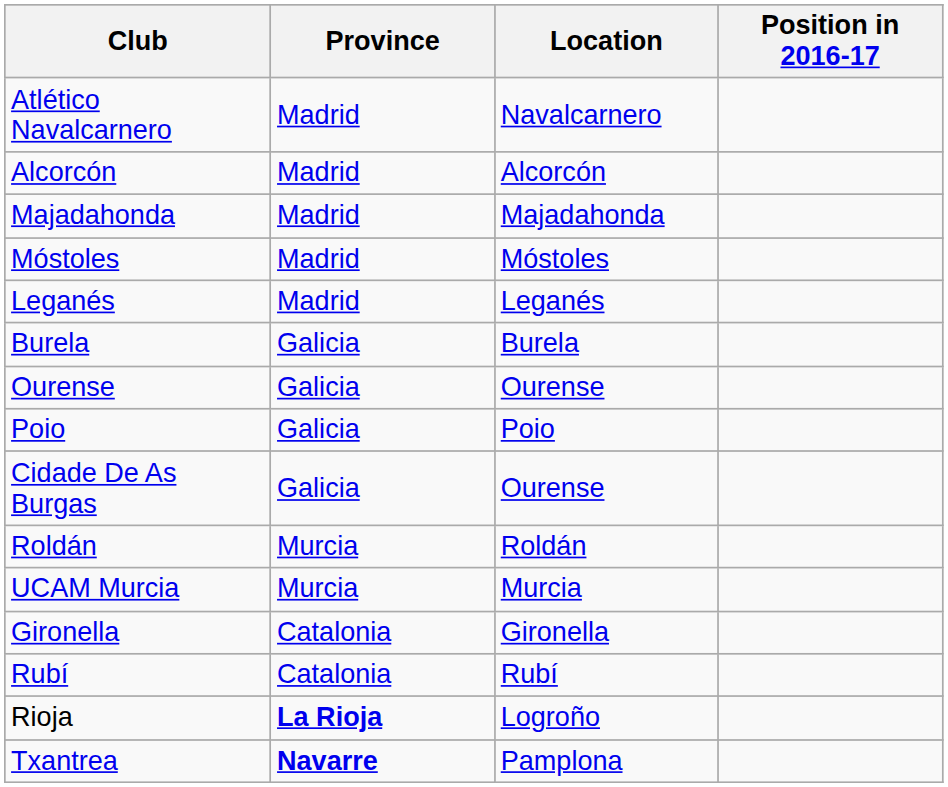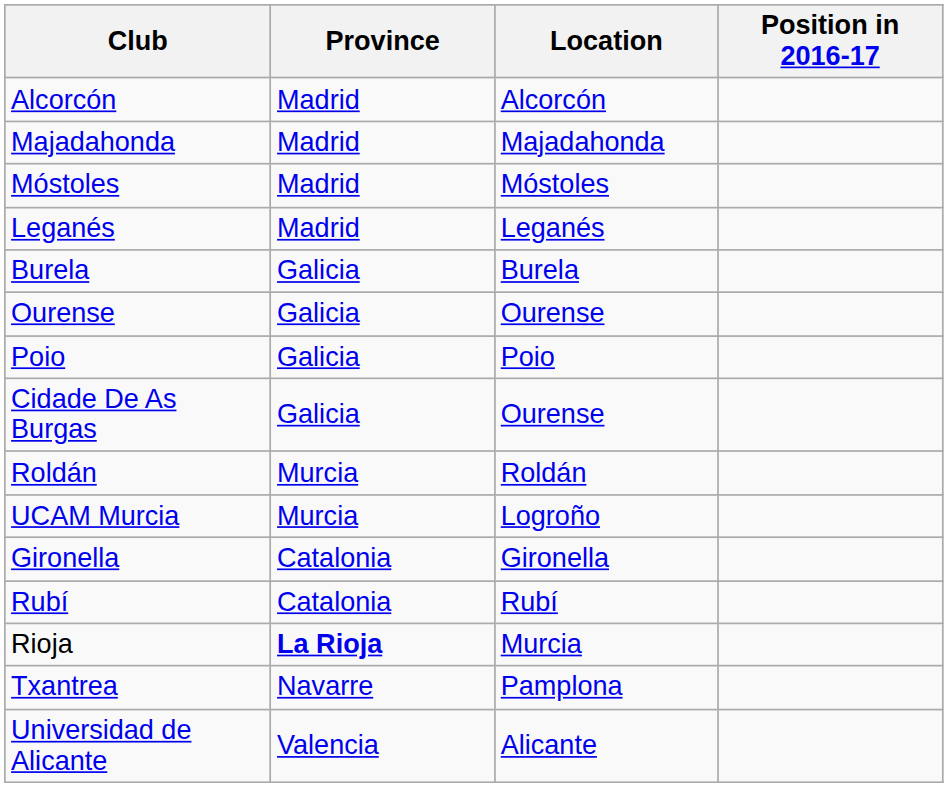- row: (91, 114)
(541, 588) Murcia -> (550, 515) Logroño
(550, 717) Logroño -> (541, 644) Murcia
(327, 760) bold -> (325, 687) normal
+ row: (101, 745)
